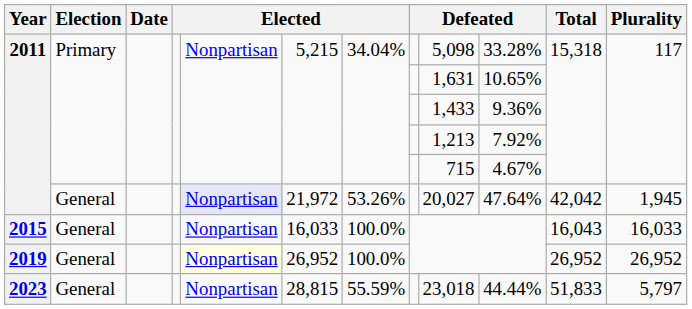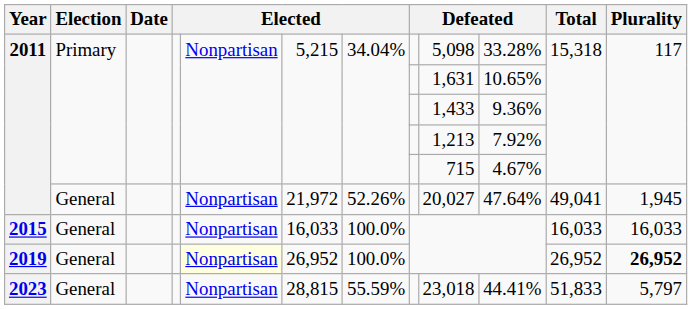(231, 199) lavender background -> (231, 199) no background
(376, 199) 53.26% -> (376, 199) 52.26%
(576, 199) 42,042 -> (576, 199) 49,041
(576, 229) 16,043 -> (576, 229) 16,033
(656, 259) normal -> (656, 259) bold
(512, 288) 44.44% -> (512, 288) 44.41%
